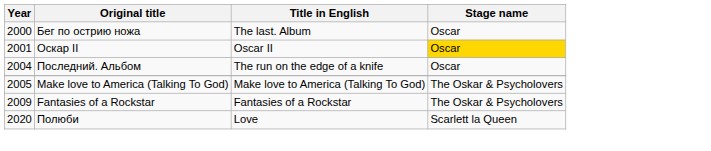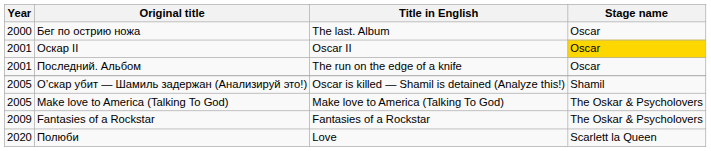(19, 66) 2004 -> (19, 66) 2001
+ row: (172, 84)
